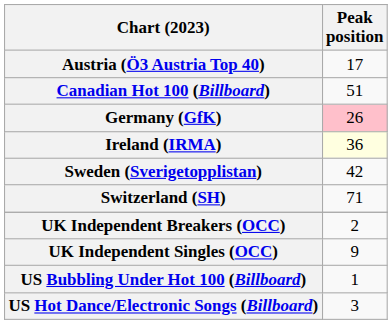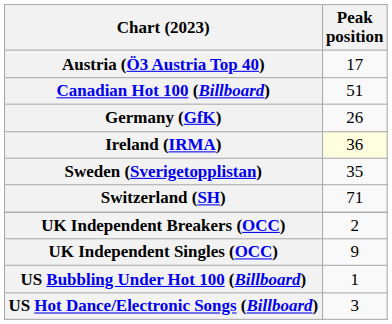(355, 117) pink background -> (355, 117) no background
(355, 171) 42 -> (355, 171) 35
